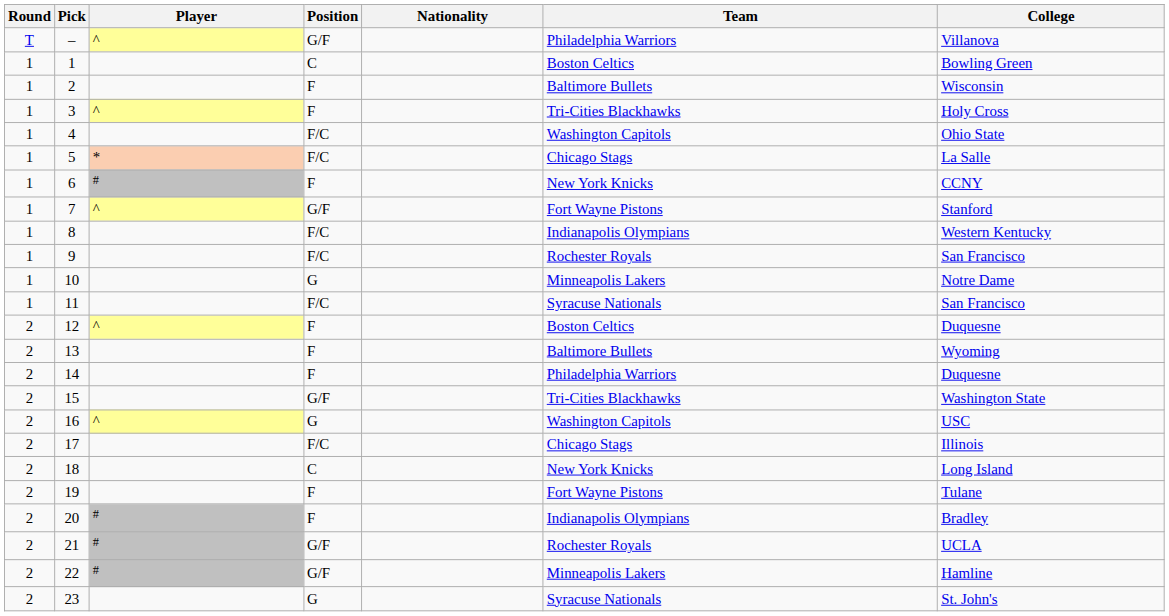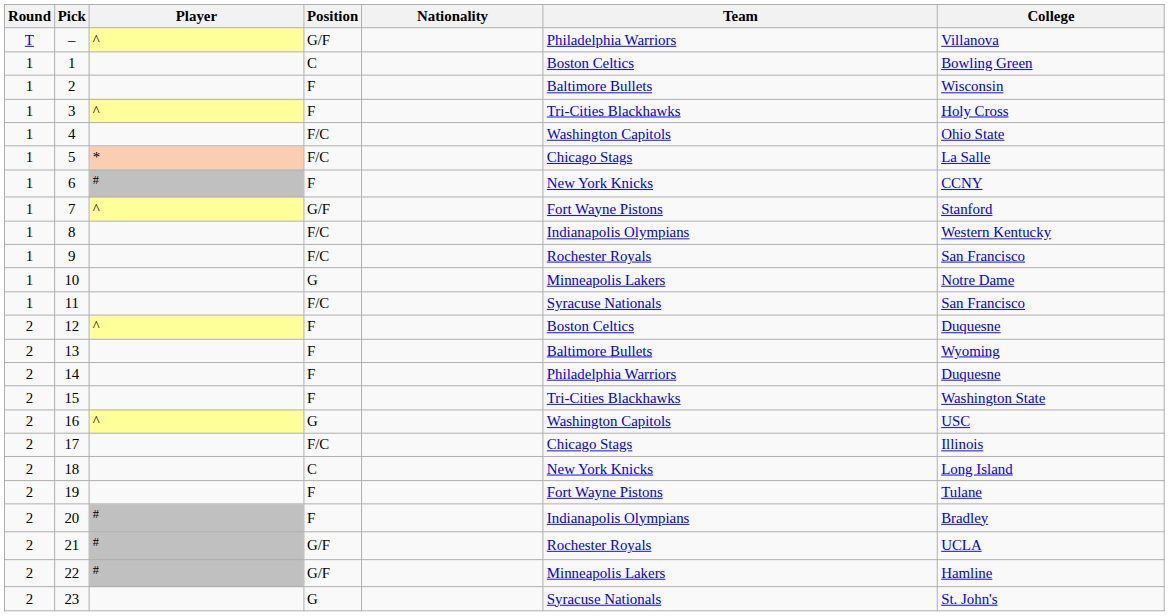(319, 397) G/F -> (311, 397) F
